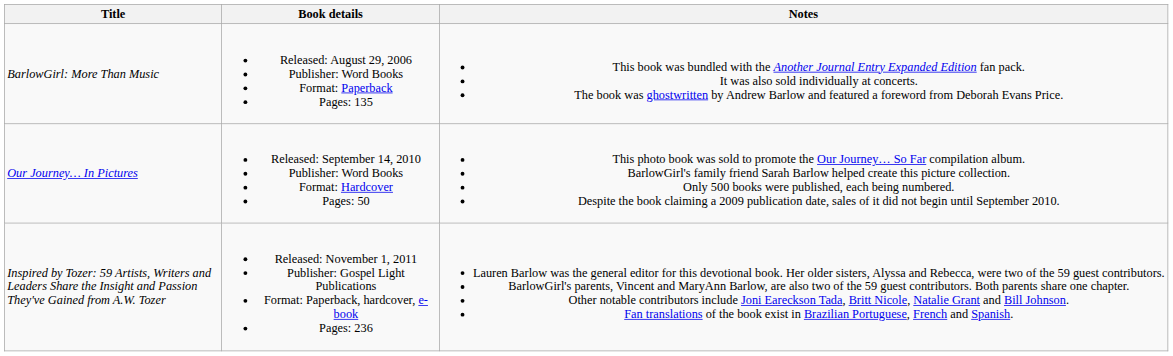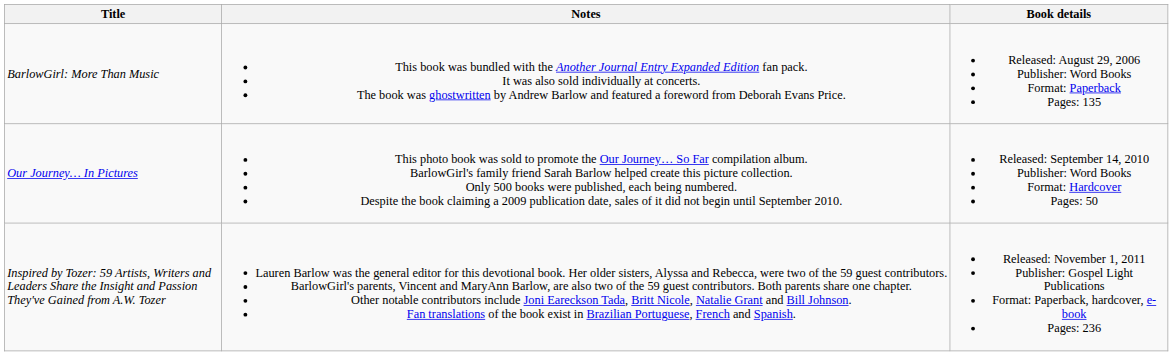columns swapped: (331, 14) <-> (803, 14)
